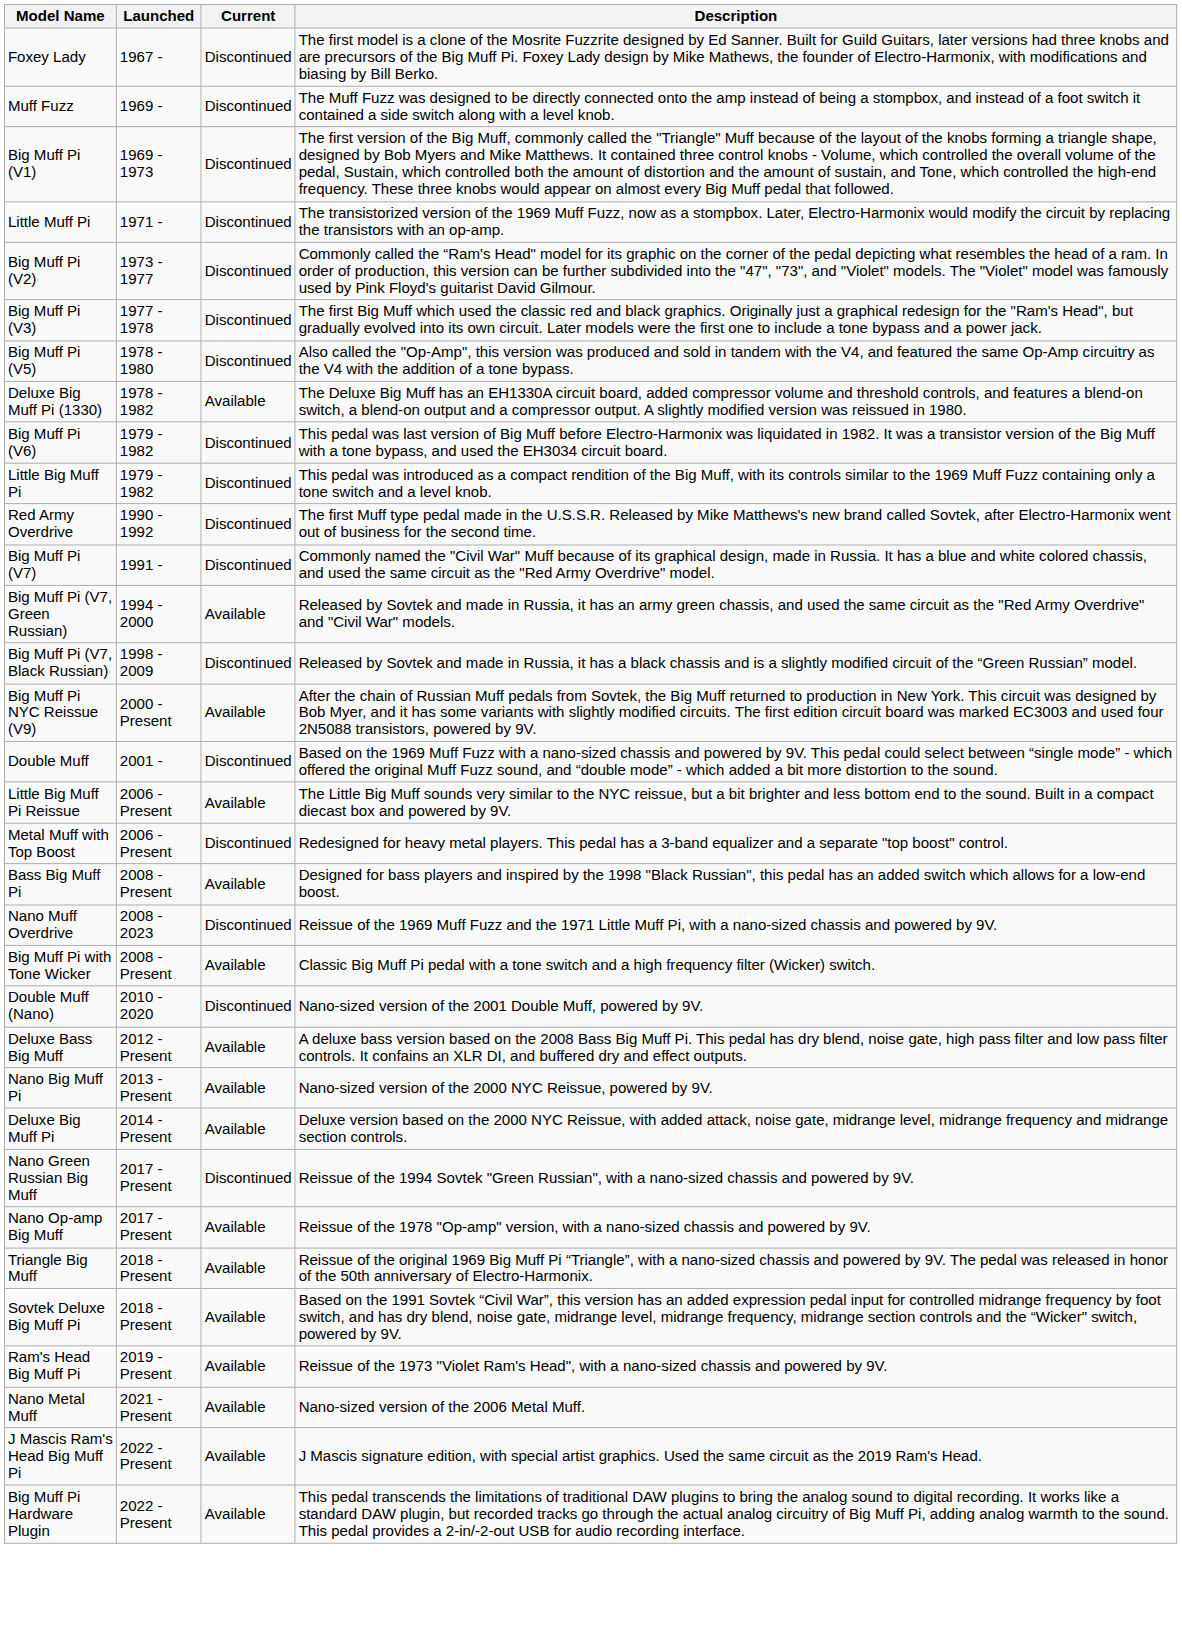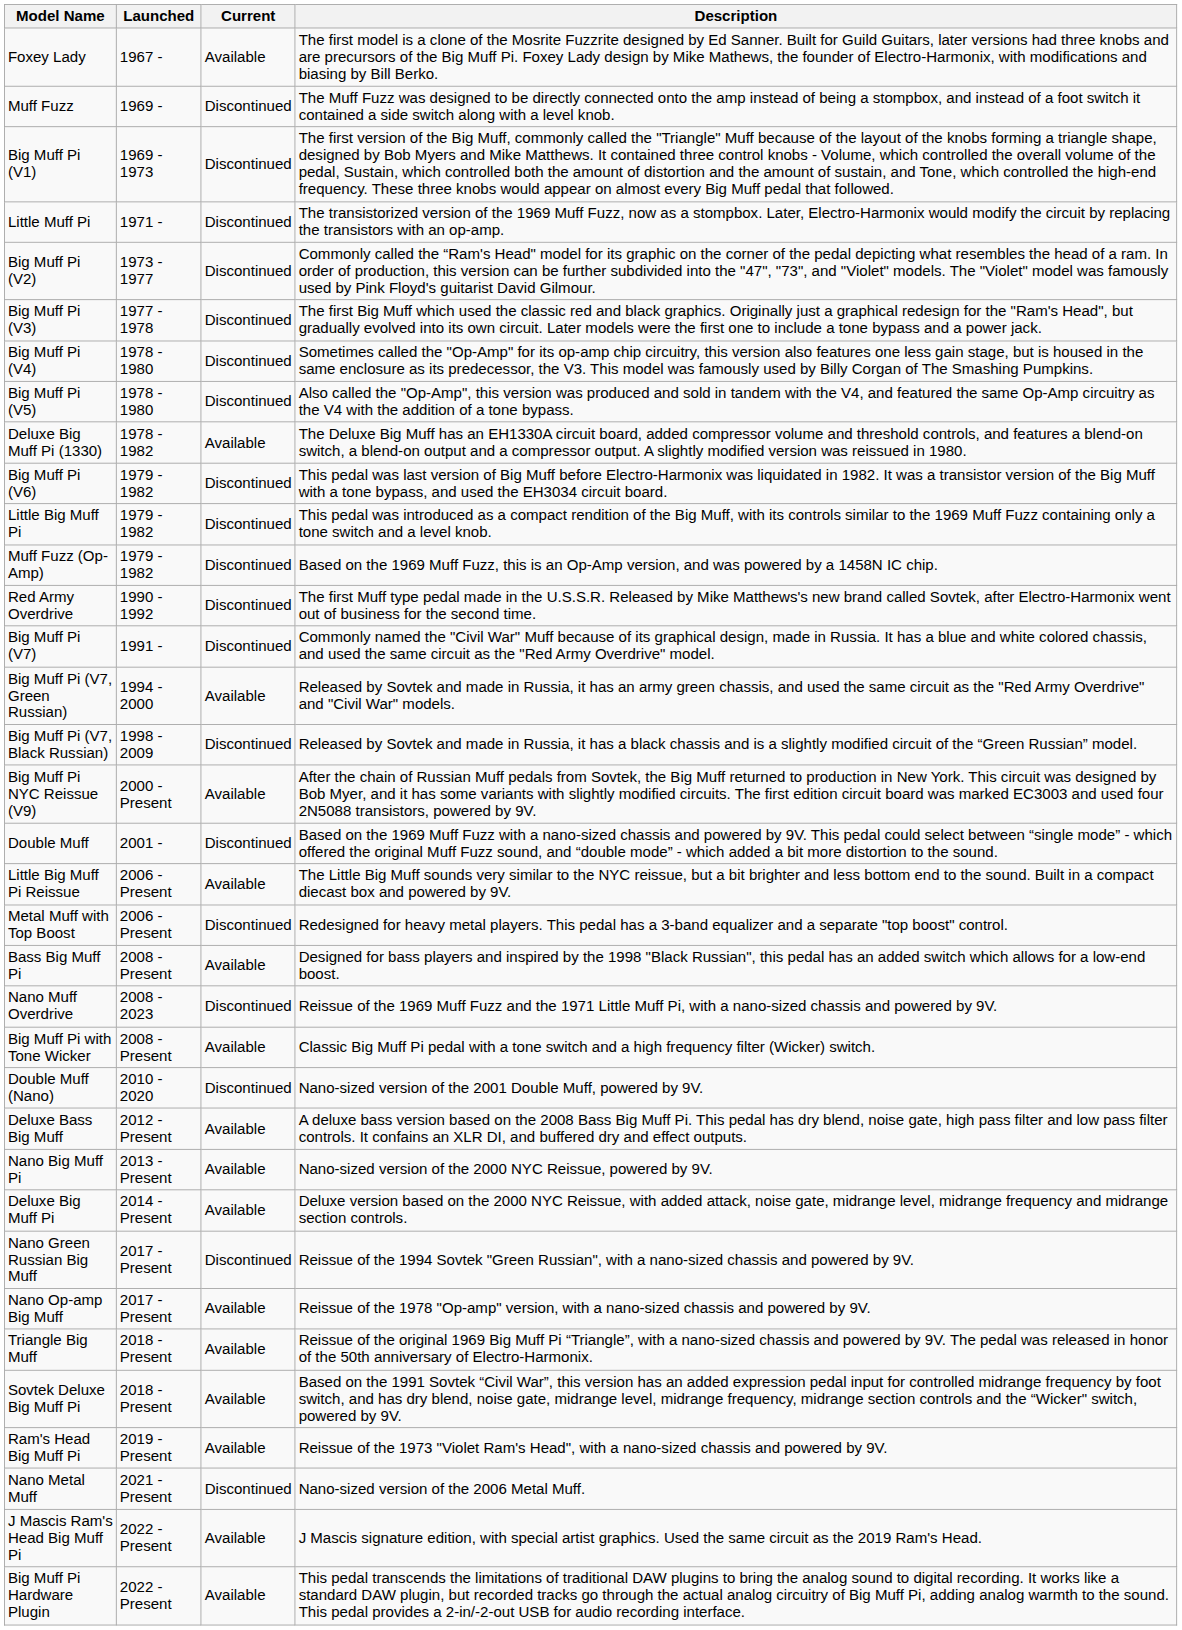(248, 57) Discontinued -> (235, 57) Available
+ row: (44, 361)
+ row: (58, 564)
(235, 1407) Available -> (248, 1488) Discontinued
